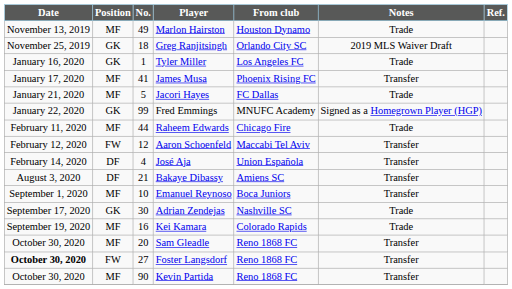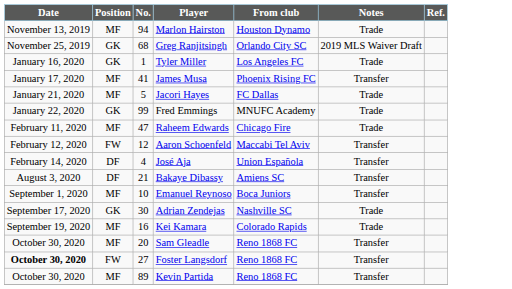(143, 29) 49 -> (143, 29) 94
(143, 45) 18 -> (143, 45) 68
(401, 111) Signed as a Homegrown Player (HGP) -> (371, 111) Trade
(143, 128) 44 -> (143, 128) 47
(143, 276) 90 -> (143, 276) 89
